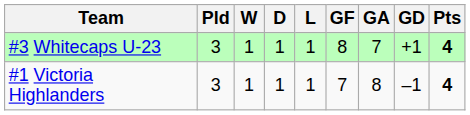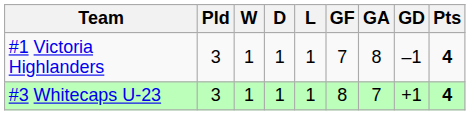rows swapped: (85, 47) <-> (57, 85)
